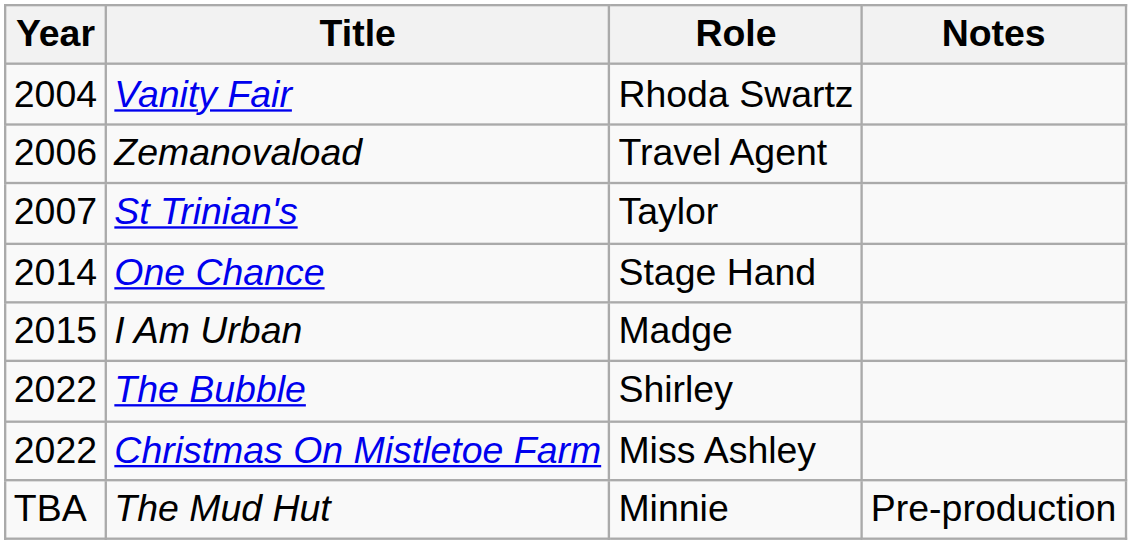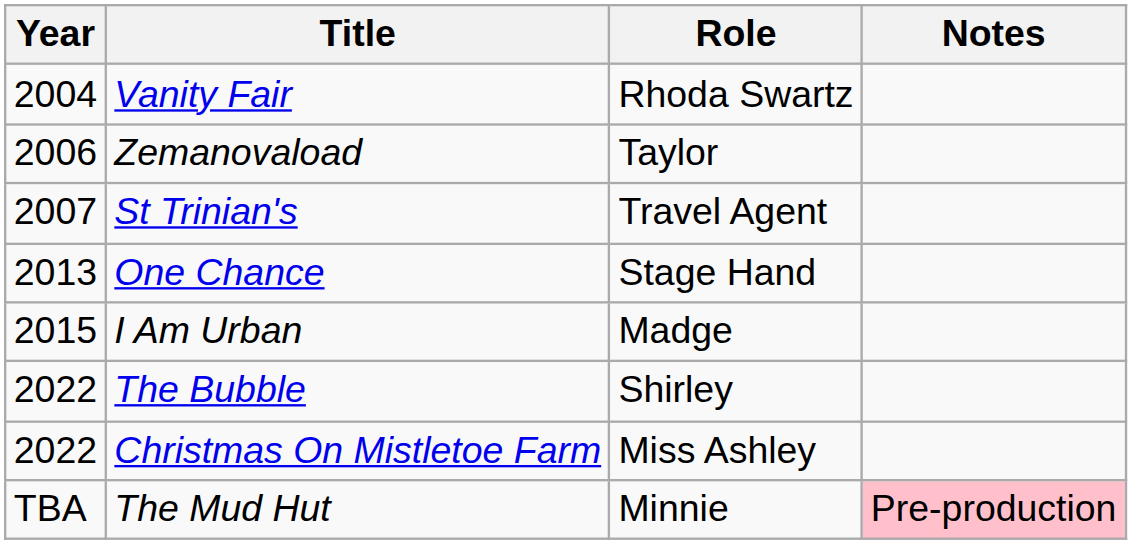(723, 152) Travel Agent -> (668, 152) Taylor
(668, 212) Taylor -> (723, 212) Travel Agent
(55, 271) 2014 -> (55, 271) 2013
(994, 509) no background -> (994, 509) pink background
